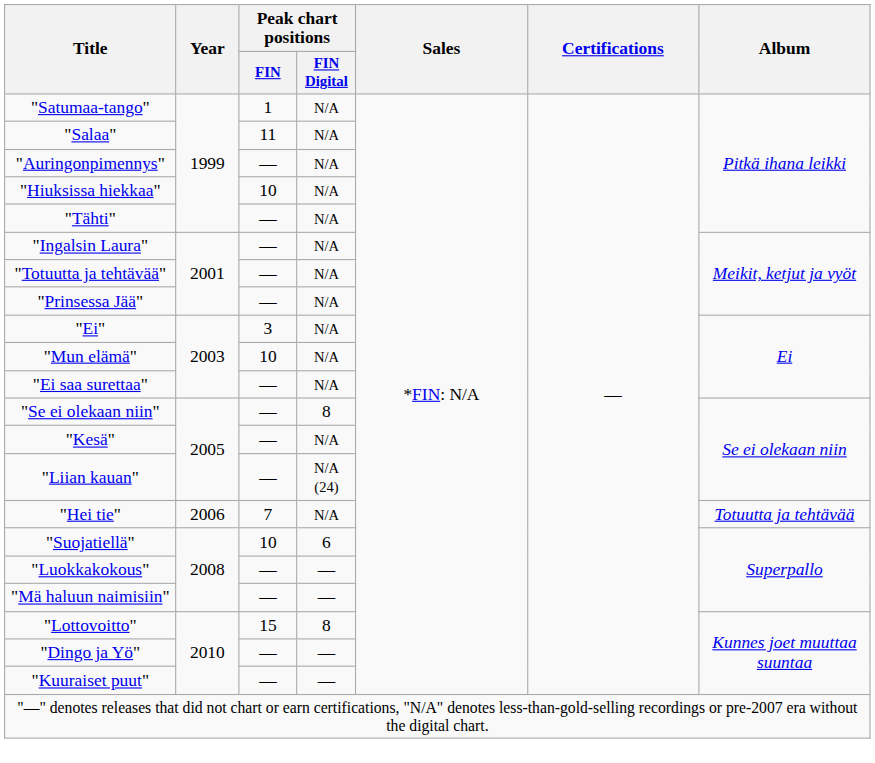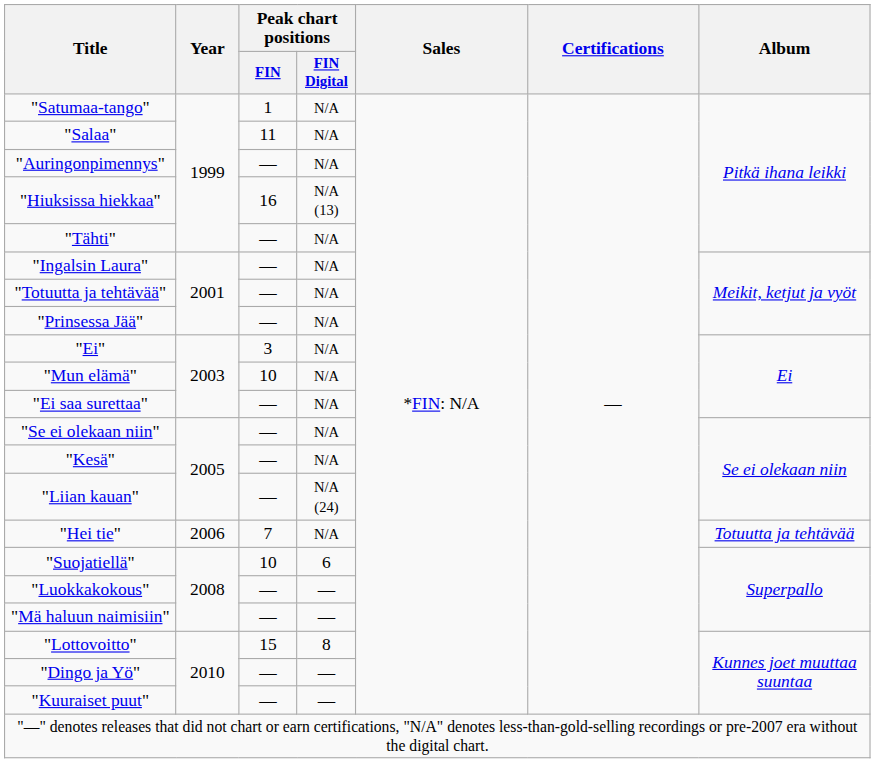(268, 190) 10 -> (268, 200) 16
(326, 191) N/A -> (326, 201) N/A (13)
(326, 411) 8 -> (326, 432) N/A
